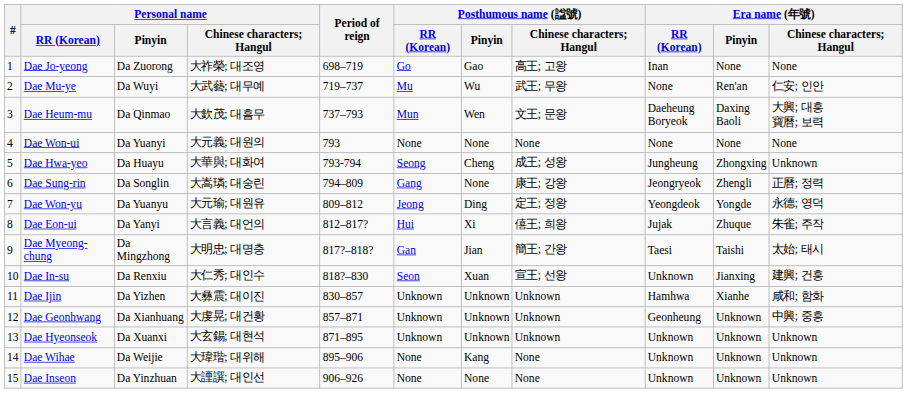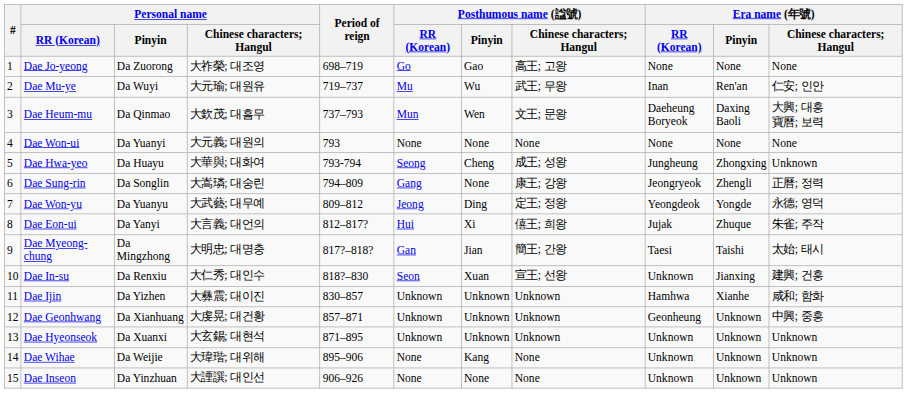(658, 66) Inan -> (660, 66) None
(227, 86) 大武藝; 대무예 -> (227, 86) 大元瑜; 대원유
(660, 86) None -> (658, 86) Inan
(227, 203) 大元瑜; 대원유 -> (227, 203) 大武藝; 대무예
